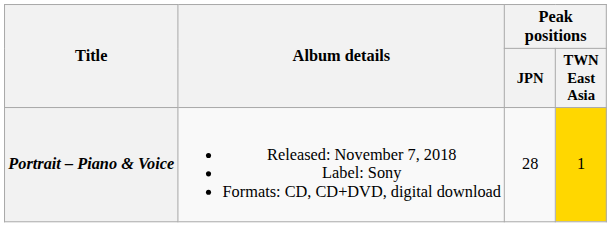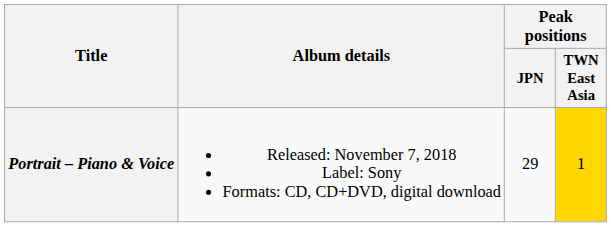(530, 164) 28 -> (530, 164) 29
